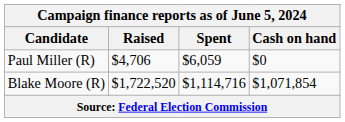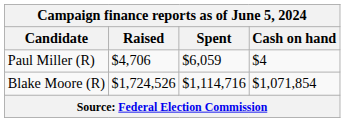(259, 60) $0 -> (259, 60) $4
(144, 83) $1,722,520 -> (144, 83) $1,724,526
